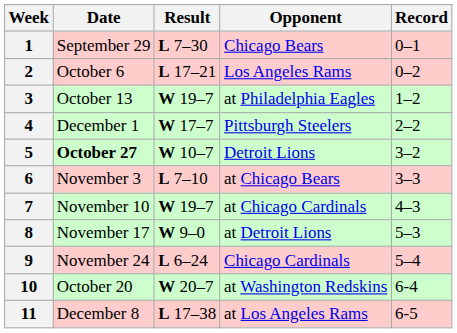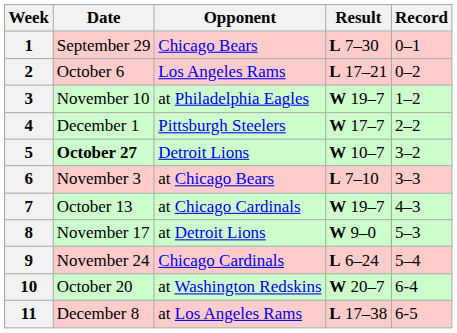columns swapped: (306, 17) <-> (187, 17)
(95, 98) October 13 -> (103, 98) November 10
(103, 206) November 10 -> (95, 206) October 13
